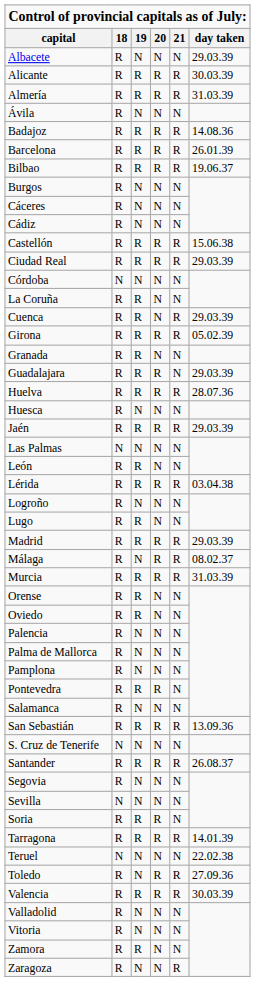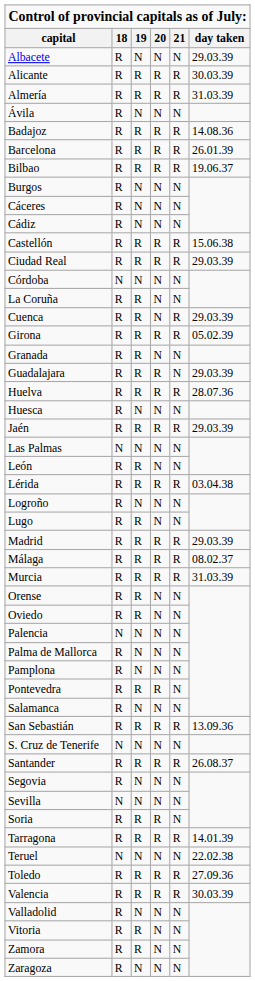(138, 558) N -> (138, 558) R
(119, 633) R -> (119, 633) N
(138, 875) N -> (138, 875) R
(138, 930) N -> (138, 930) R
(177, 967) R -> (177, 967) N
